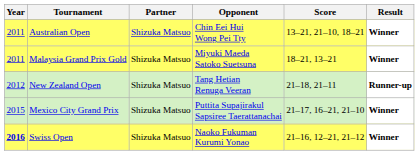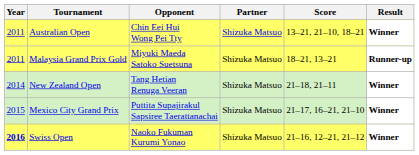columns swapped: (161, 12) <-> (238, 12)
(384, 59) Winner -> (390, 59) Runner-up
(16, 85) 2012 -> (16, 85) 2014
(390, 85) Runner-up -> (384, 85) Winner
